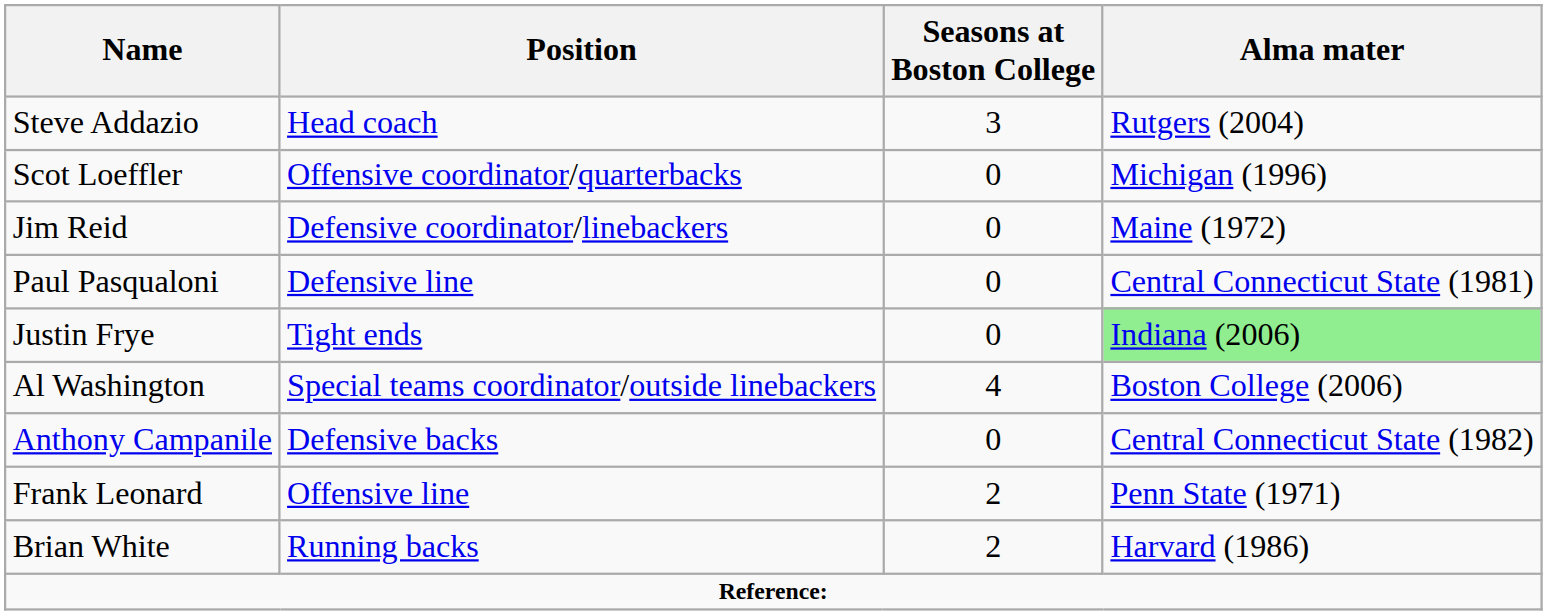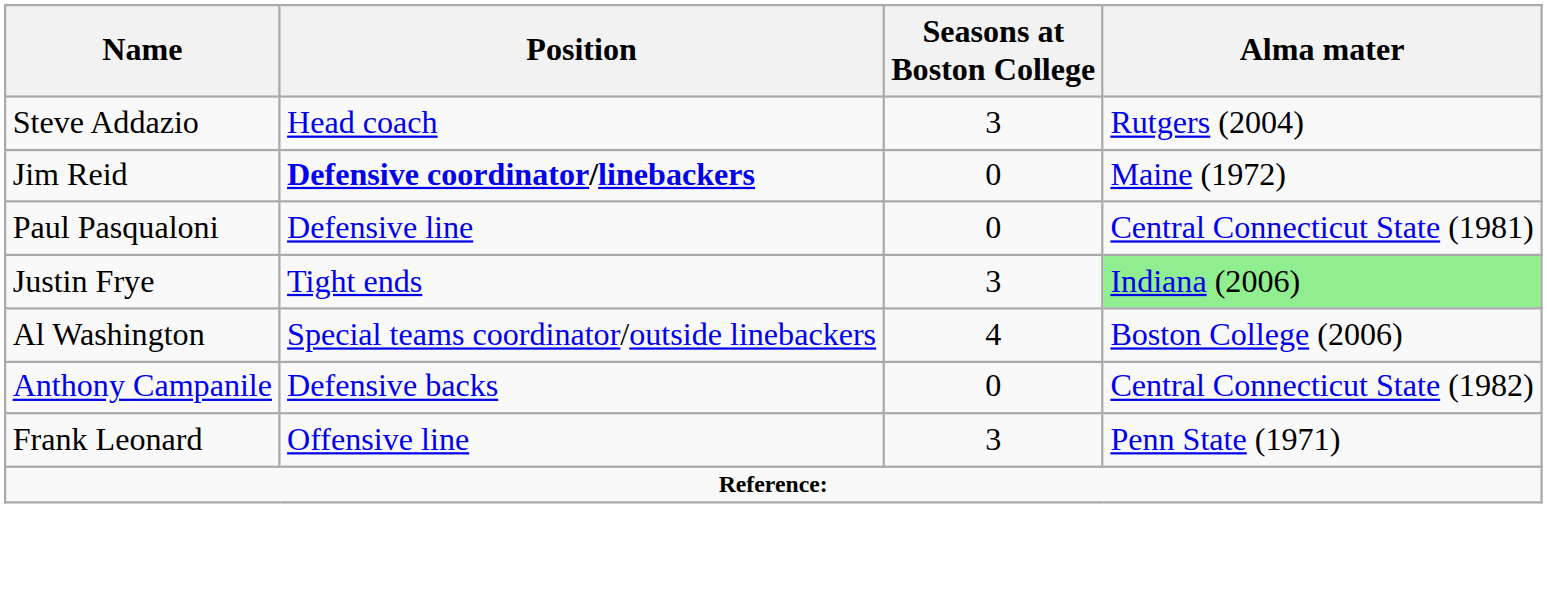- row: (97, 175)
(508, 228) normal -> (521, 175) bold
(993, 334) 0 -> (993, 281) 3
(993, 492) 2 -> (993, 440) 3
- row: (91, 545)
